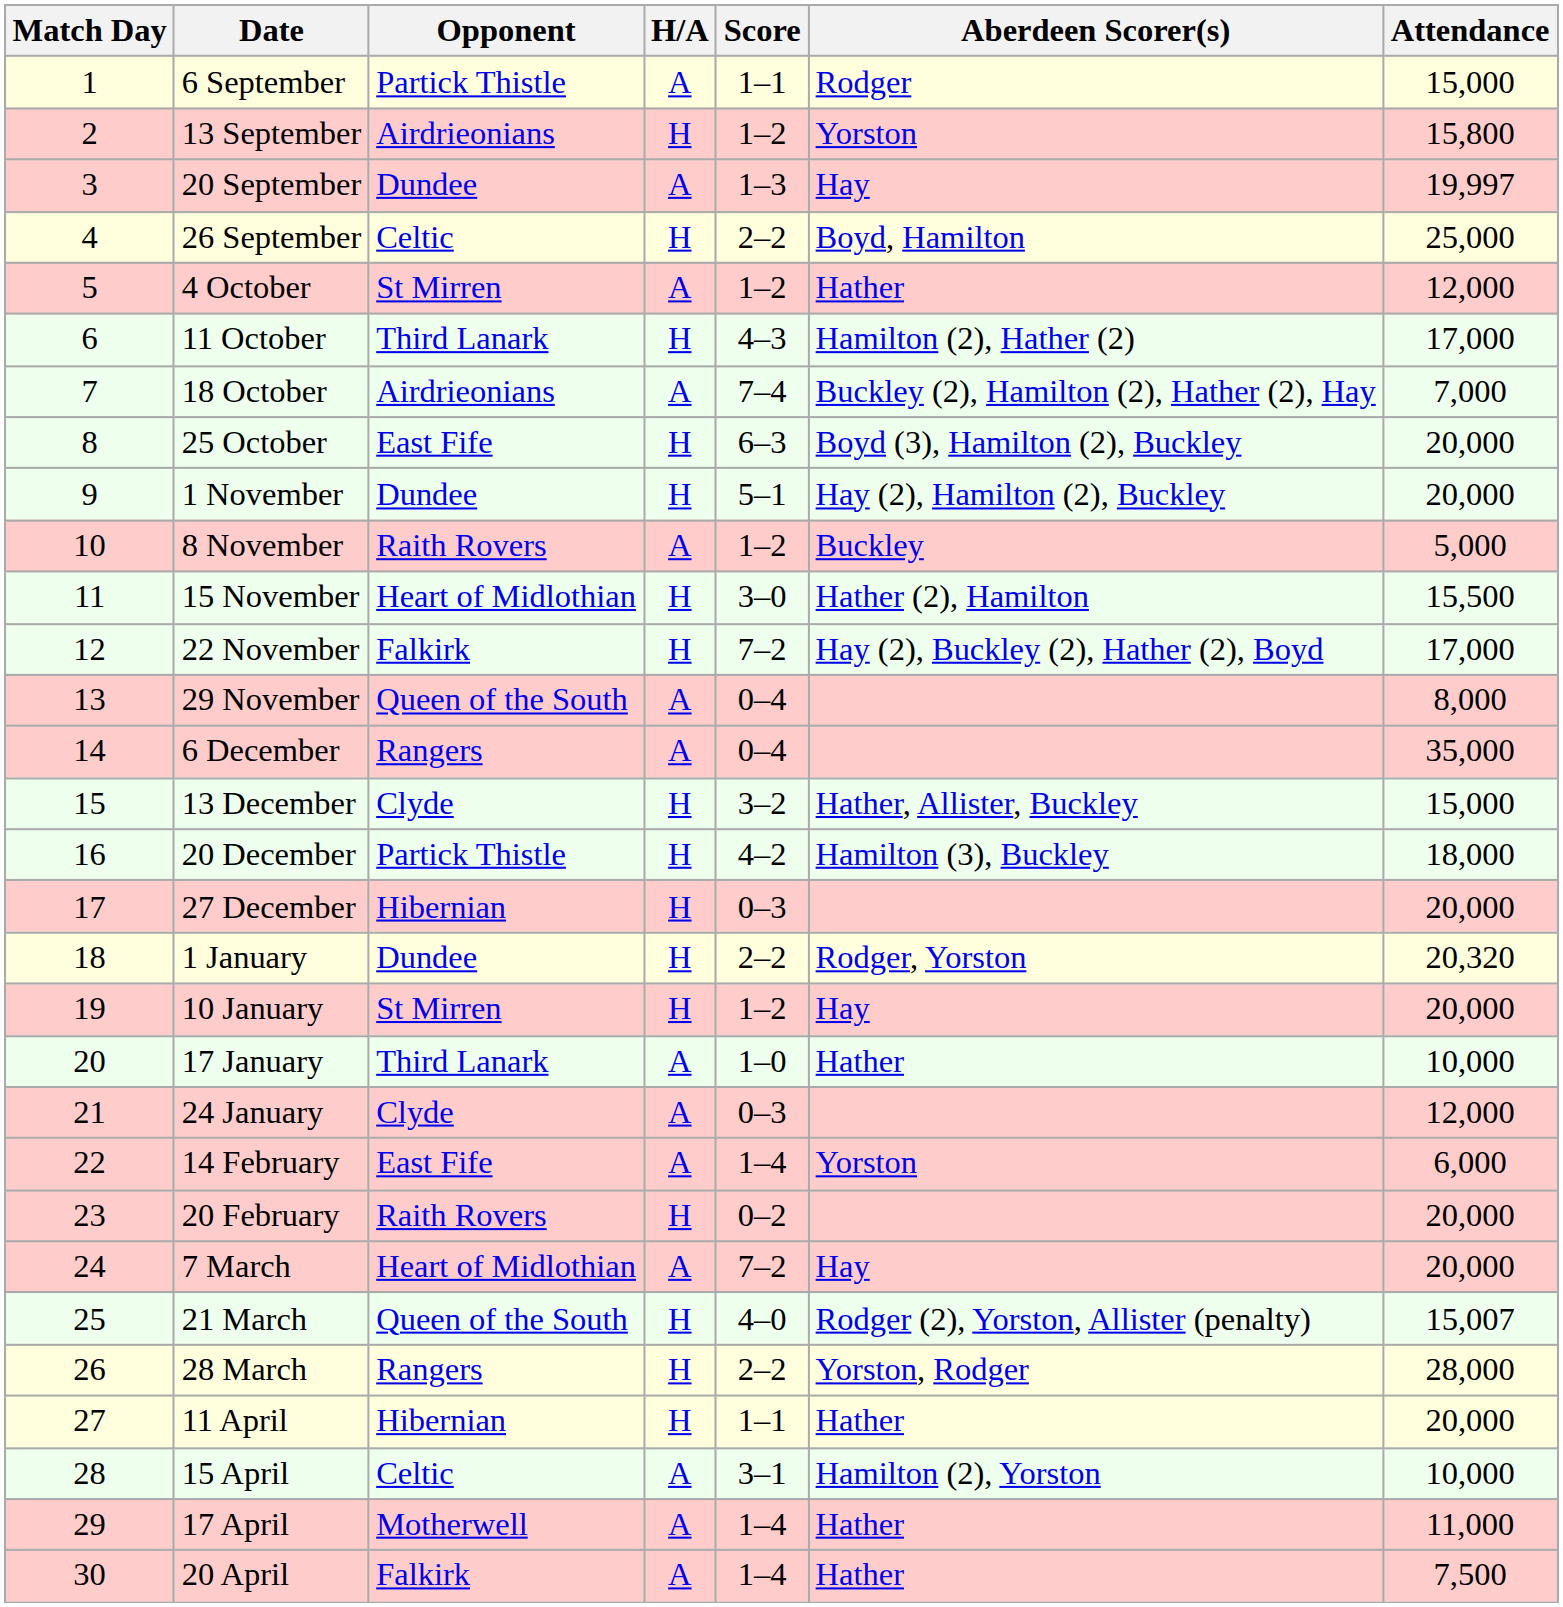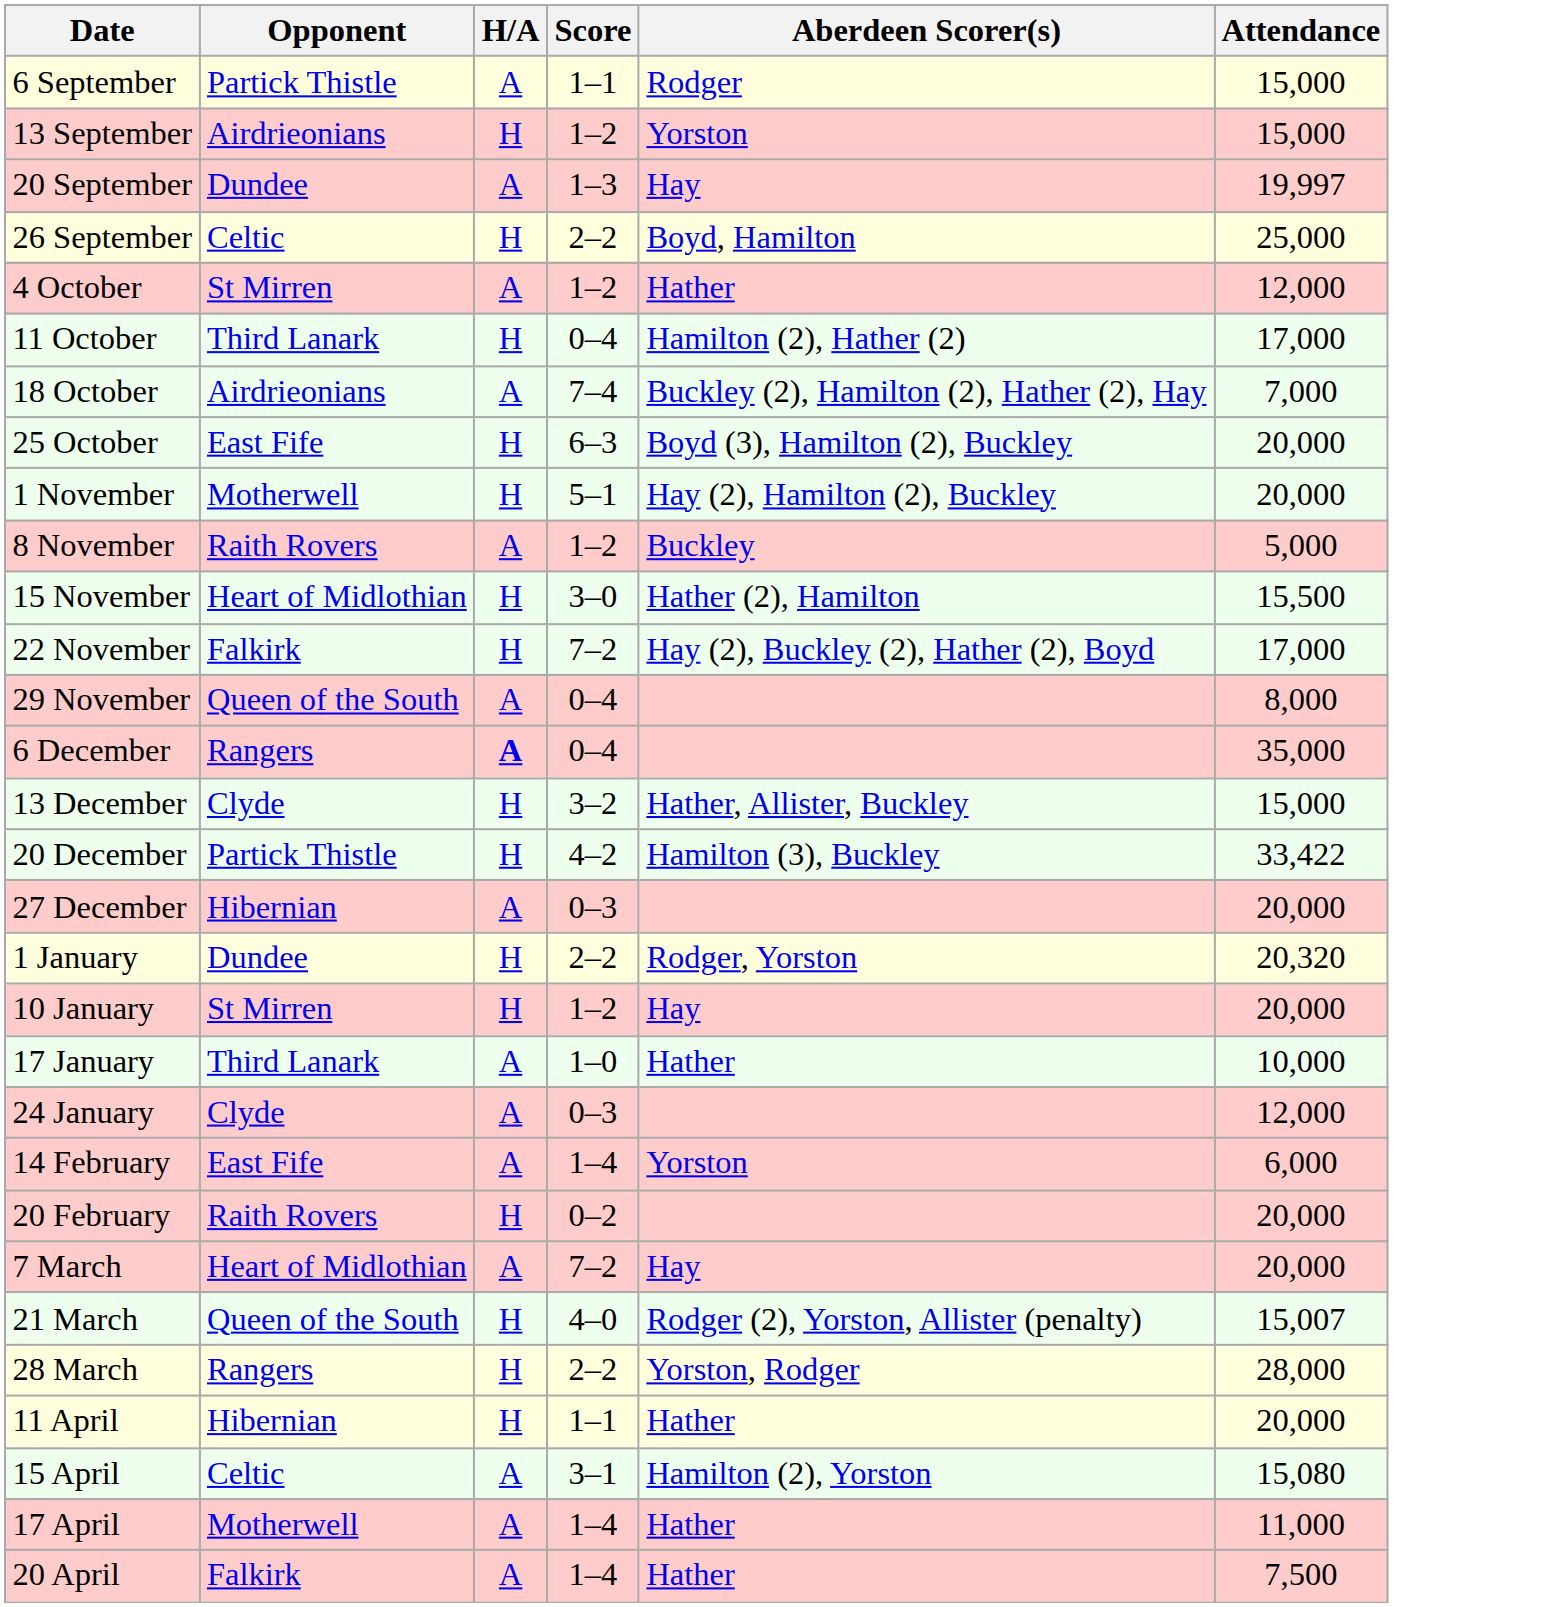- column: (90, 30)
(1470, 133) 15,800 -> (1301, 133) 15,000
(762, 339) 4–3 -> (593, 339) 0–4
(427, 493) Dundee -> (283, 493) Motherwell
(680, 751) normal -> (511, 751) bold
(1470, 854) 18,000 -> (1301, 854) 33,422
(680, 905) H -> (511, 905) A
(1470, 1472) 10,000 -> (1301, 1472) 15,080
